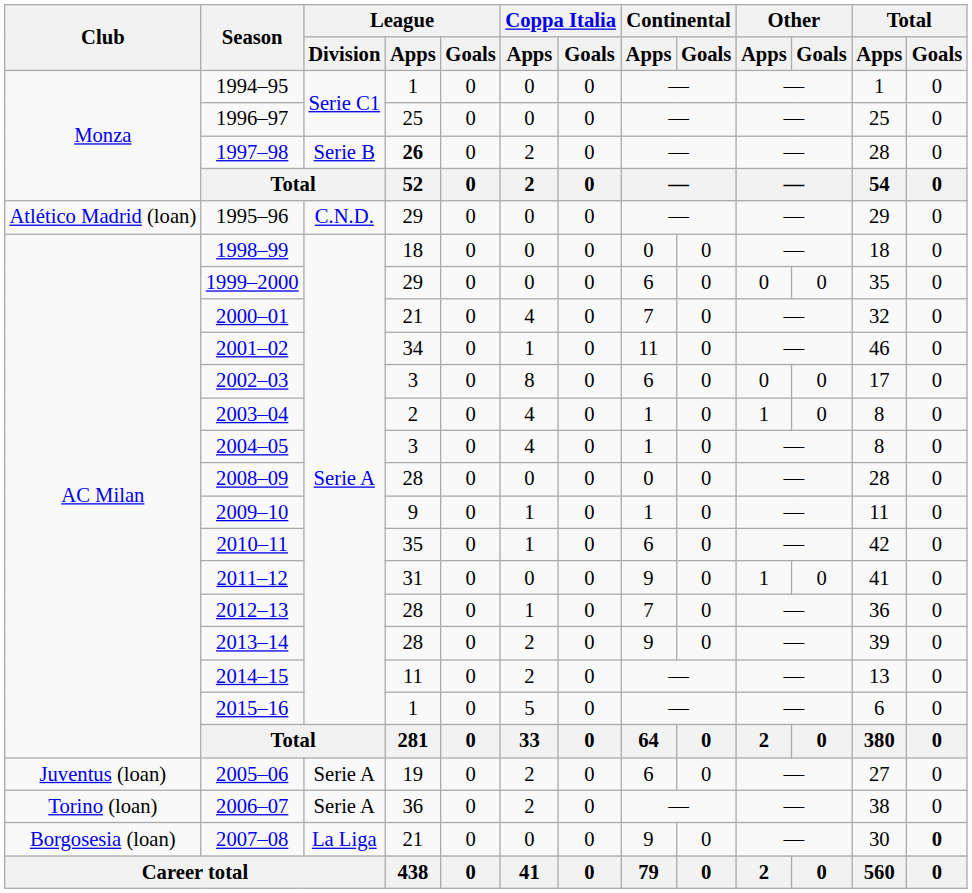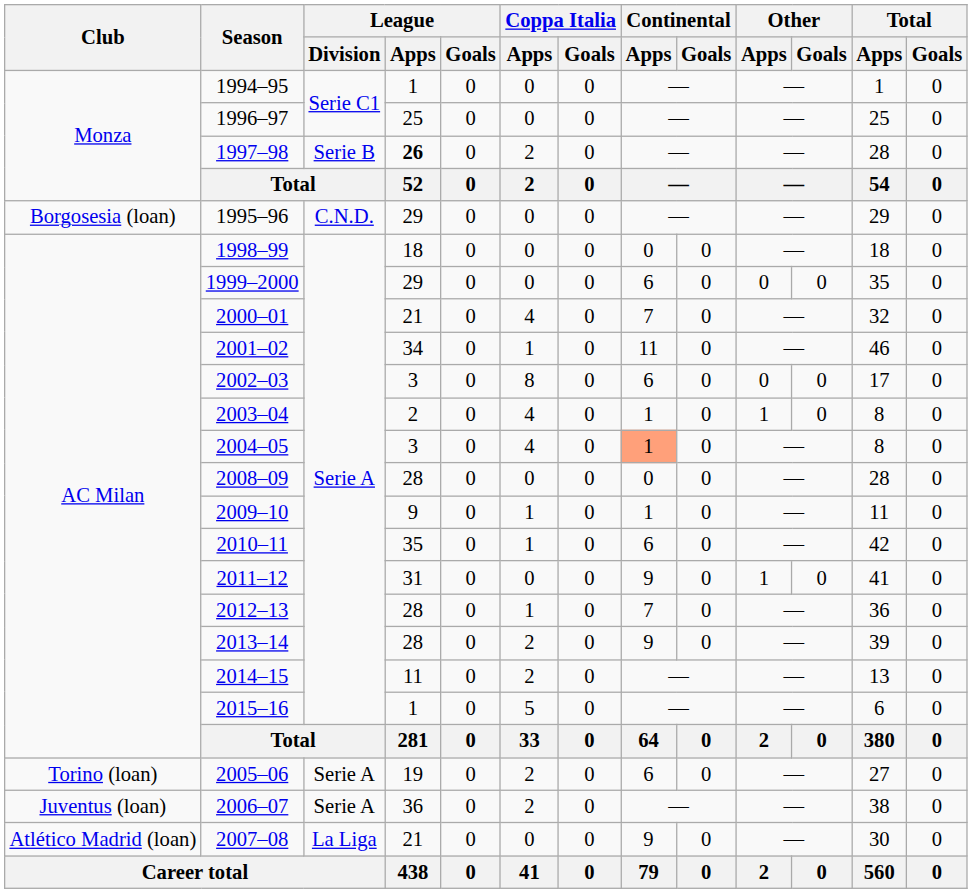(103, 217) Atlético Madrid (loan) -> (103, 217) Borgosesia (loan)
(648, 446) no background -> (648, 446) lightsalmon background
(103, 773) Juventus (loan) -> (103, 773) Torino (loan)
(103, 806) Torino (loan) -> (103, 806) Juventus (loan)
(103, 839) Borgosesia (loan) -> (103, 839) Atlético Madrid (loan)
(937, 839) bold -> (937, 839) normal
